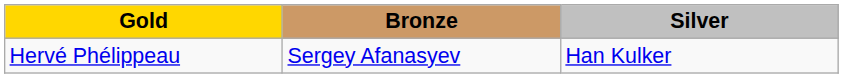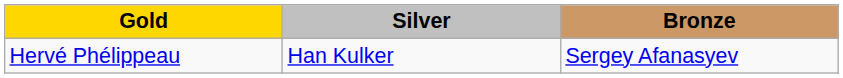columns swapped: (699, 21) <-> (421, 21)
